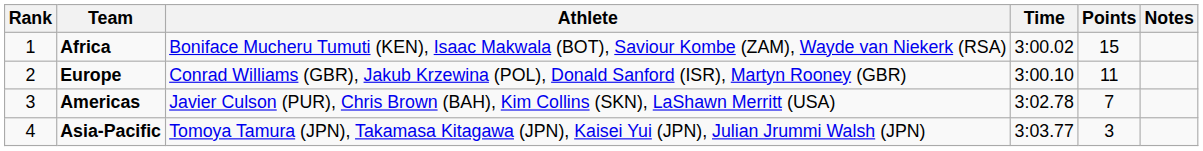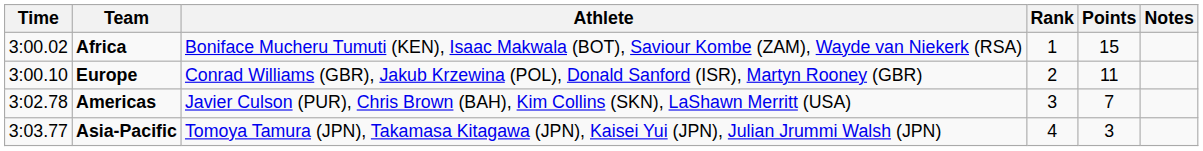columns swapped: (30, 18) <-> (1044, 18)
